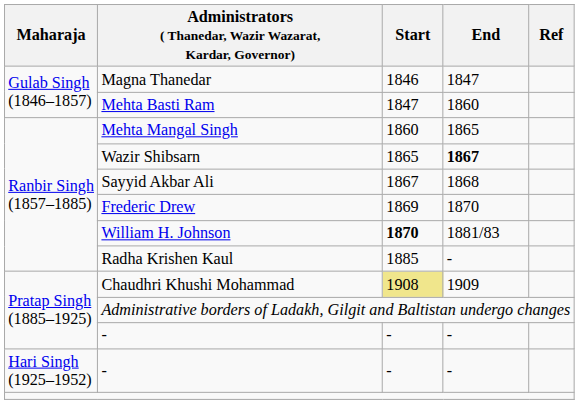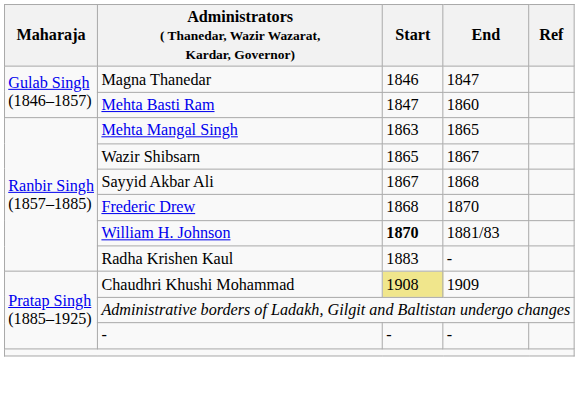(403, 130) 1860 -> (403, 130) 1863
(463, 156) bold -> (463, 156) normal
(403, 207) 1869 -> (403, 207) 1868
(403, 258) 1885 -> (403, 258) 1883
- row: (50, 370)
